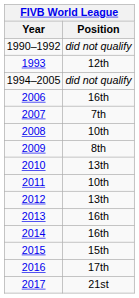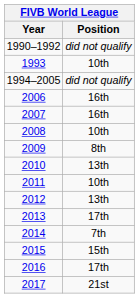(98, 64) 12th -> (98, 64) 10th
(98, 115) 7th -> (98, 115) 16th
(98, 217) 16th -> (98, 217) 17th
(98, 234) 16th -> (98, 234) 7th
